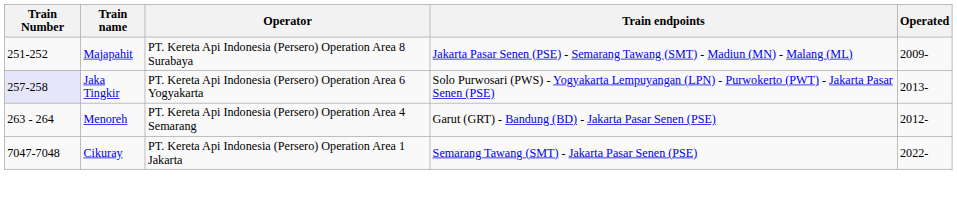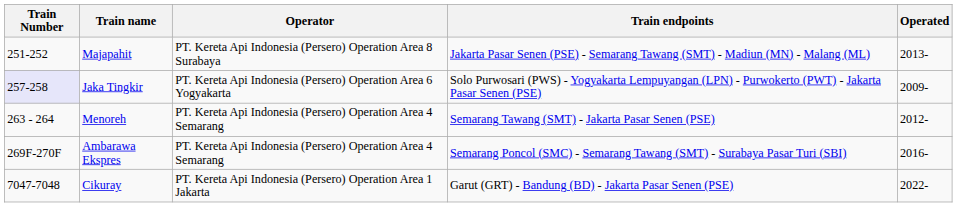(914, 53) 2009- -> (914, 53) 2013-
(914, 86) 2013- -> (914, 86) 2009-
(574, 119) Garut (GRT) - Bandung (BD) - Jakarta Pasar Senen (PSE) -> (582, 119) Semarang Tawang (SMT) - Jakarta Pasar Senen (PSE)
+ row: (109, 152)
(565, 152) Semarang Tawang (SMT) - Jakarta Pasar Senen (PSE) -> (592, 185) Garut (GRT) - Bandung (BD) - Jakarta Pasar Senen (PSE)
